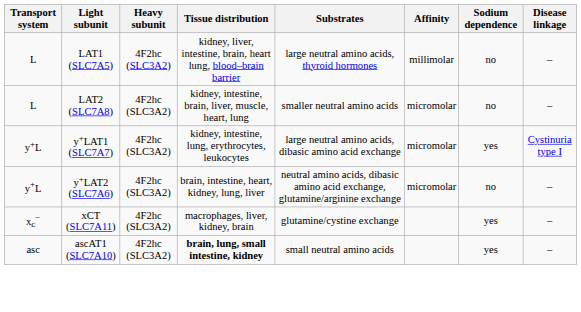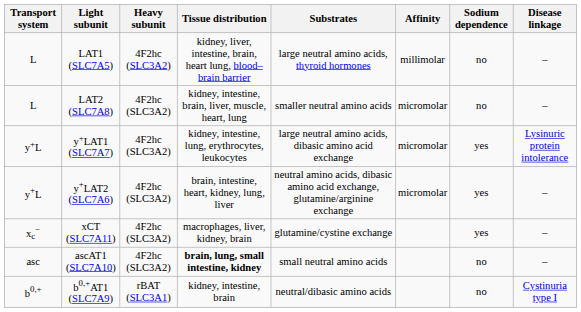(550, 146) Cystinuria type I -> (545, 146) Lysinuric protein intolerance
(491, 186) no -> (481, 192) yes
(491, 249) yes -> (481, 261) no
+ row: (91, 291)
